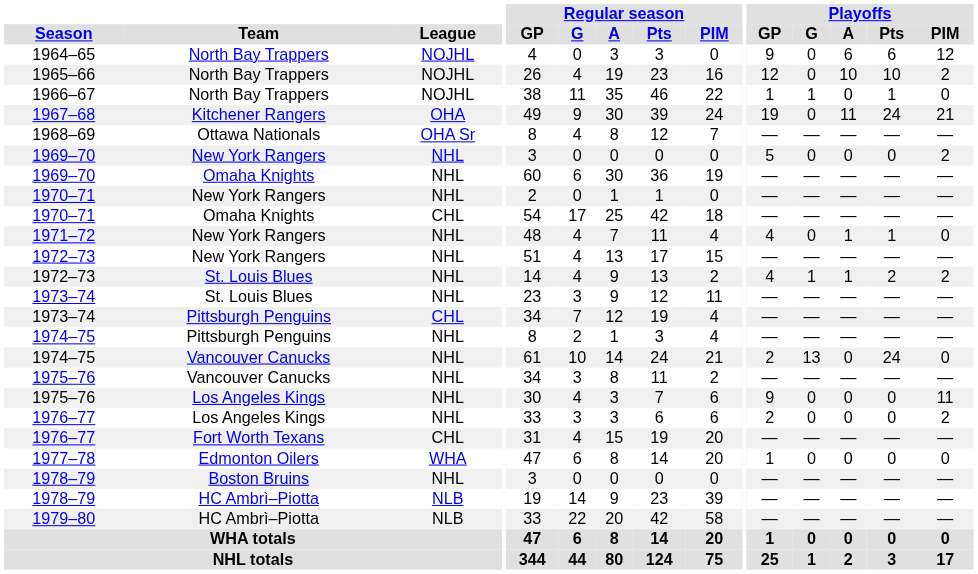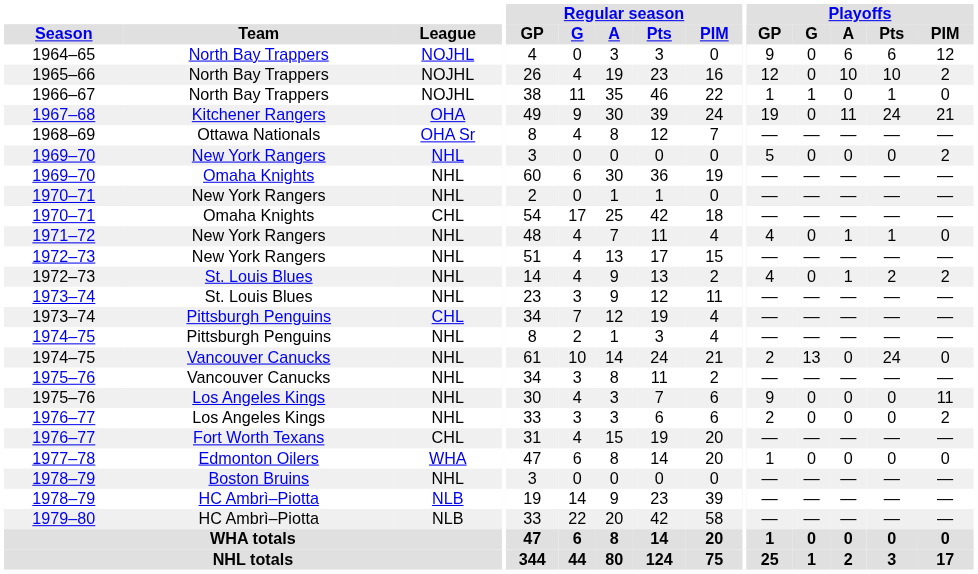(811, 276) 1 -> (811, 276) 0
